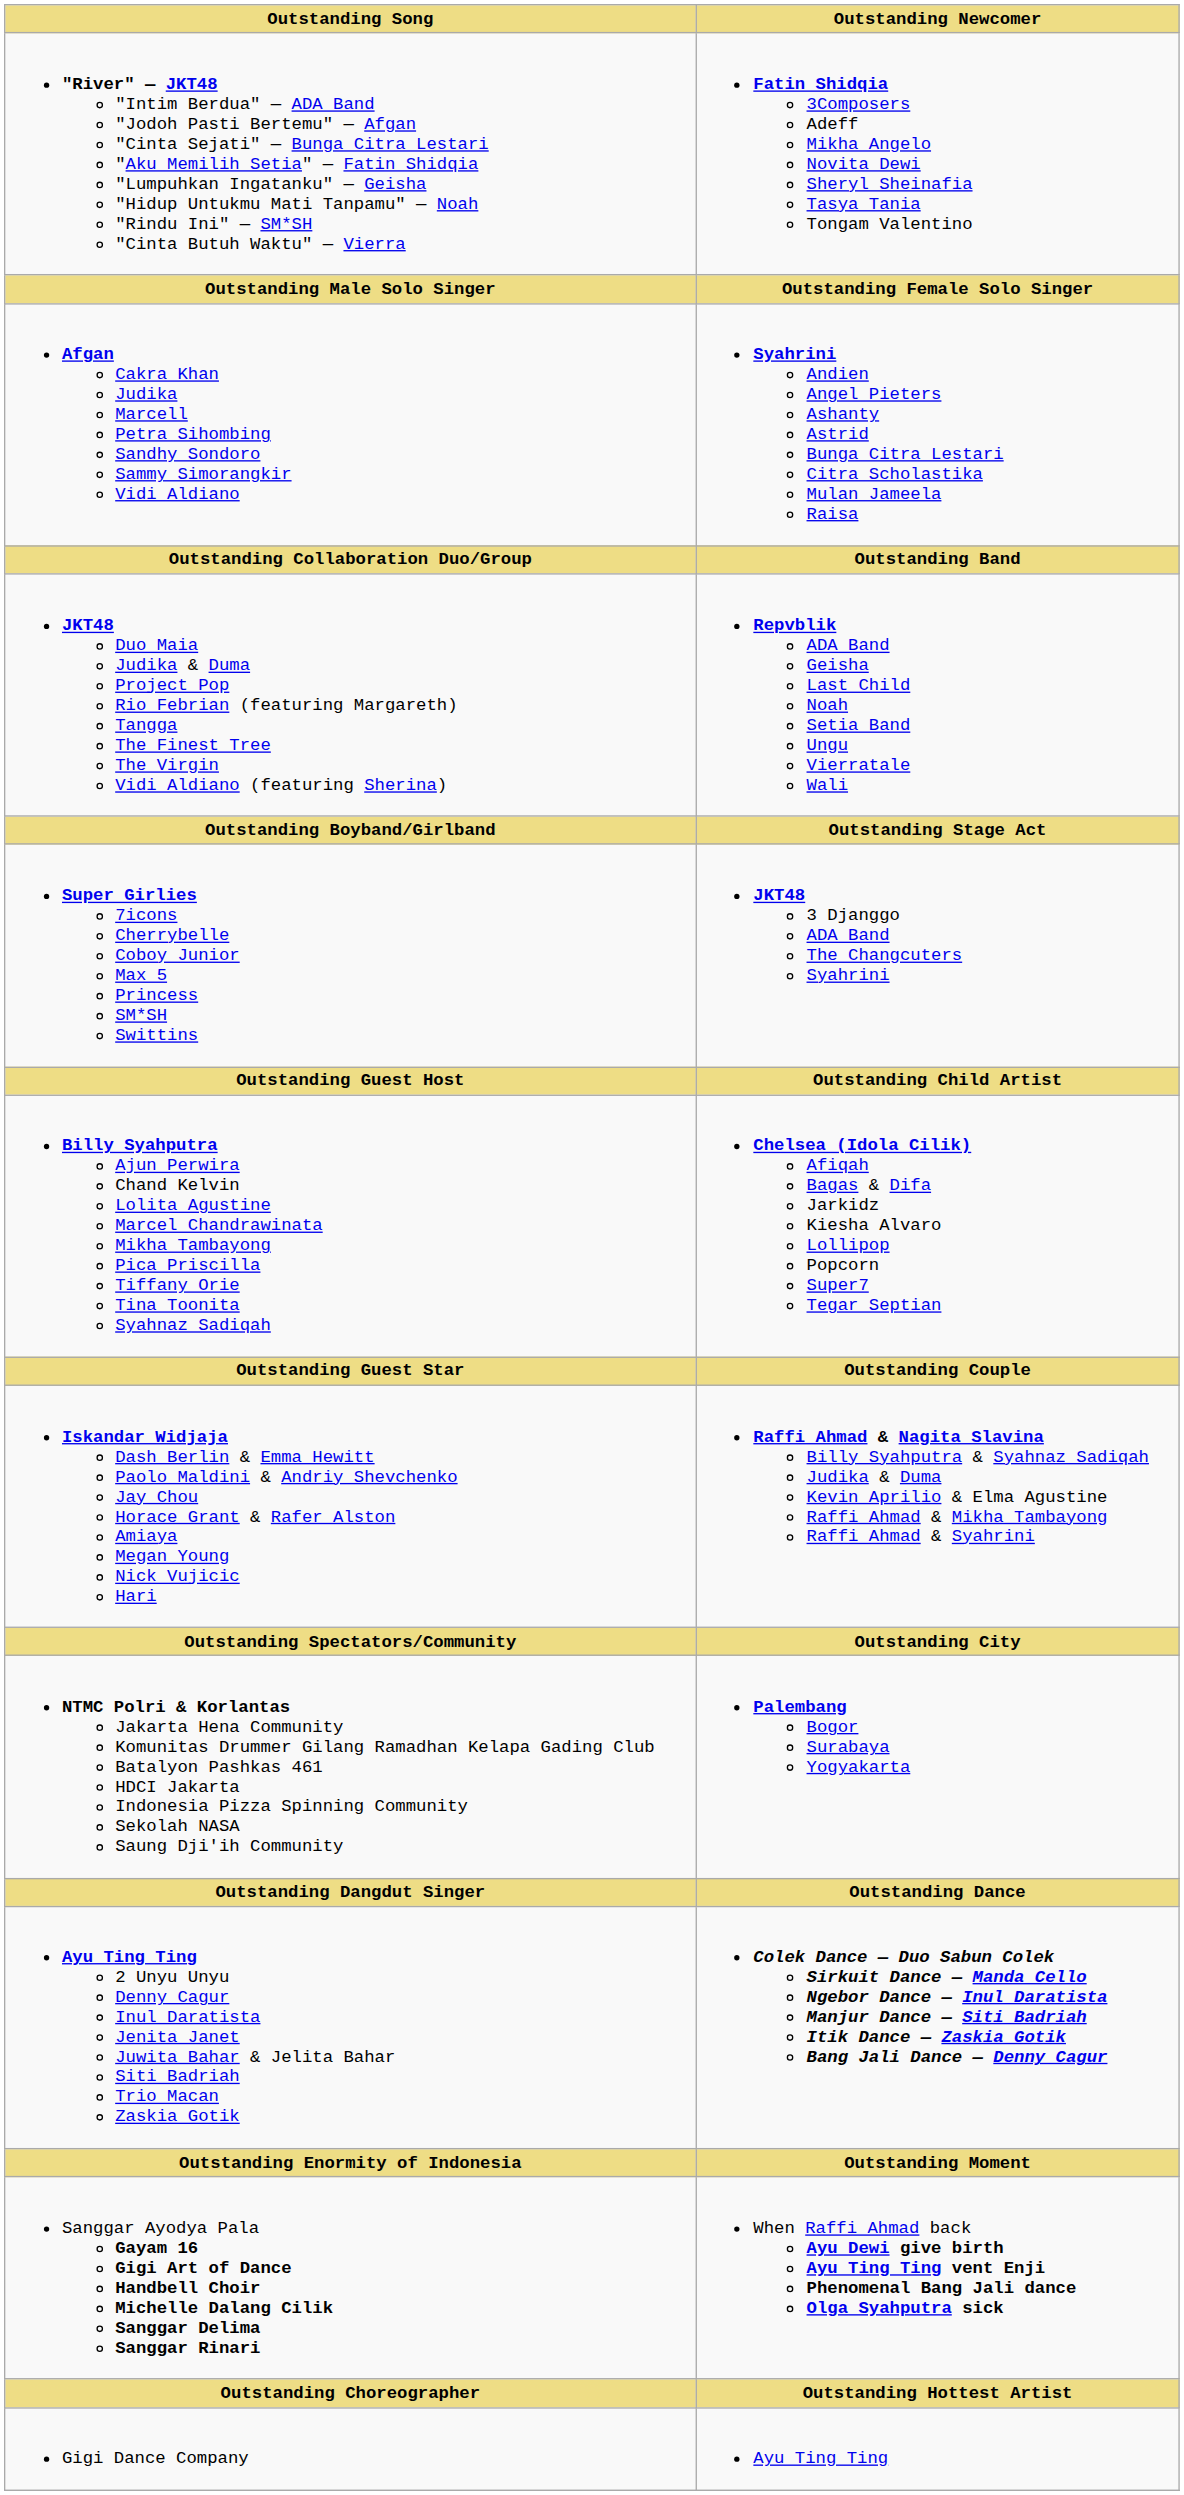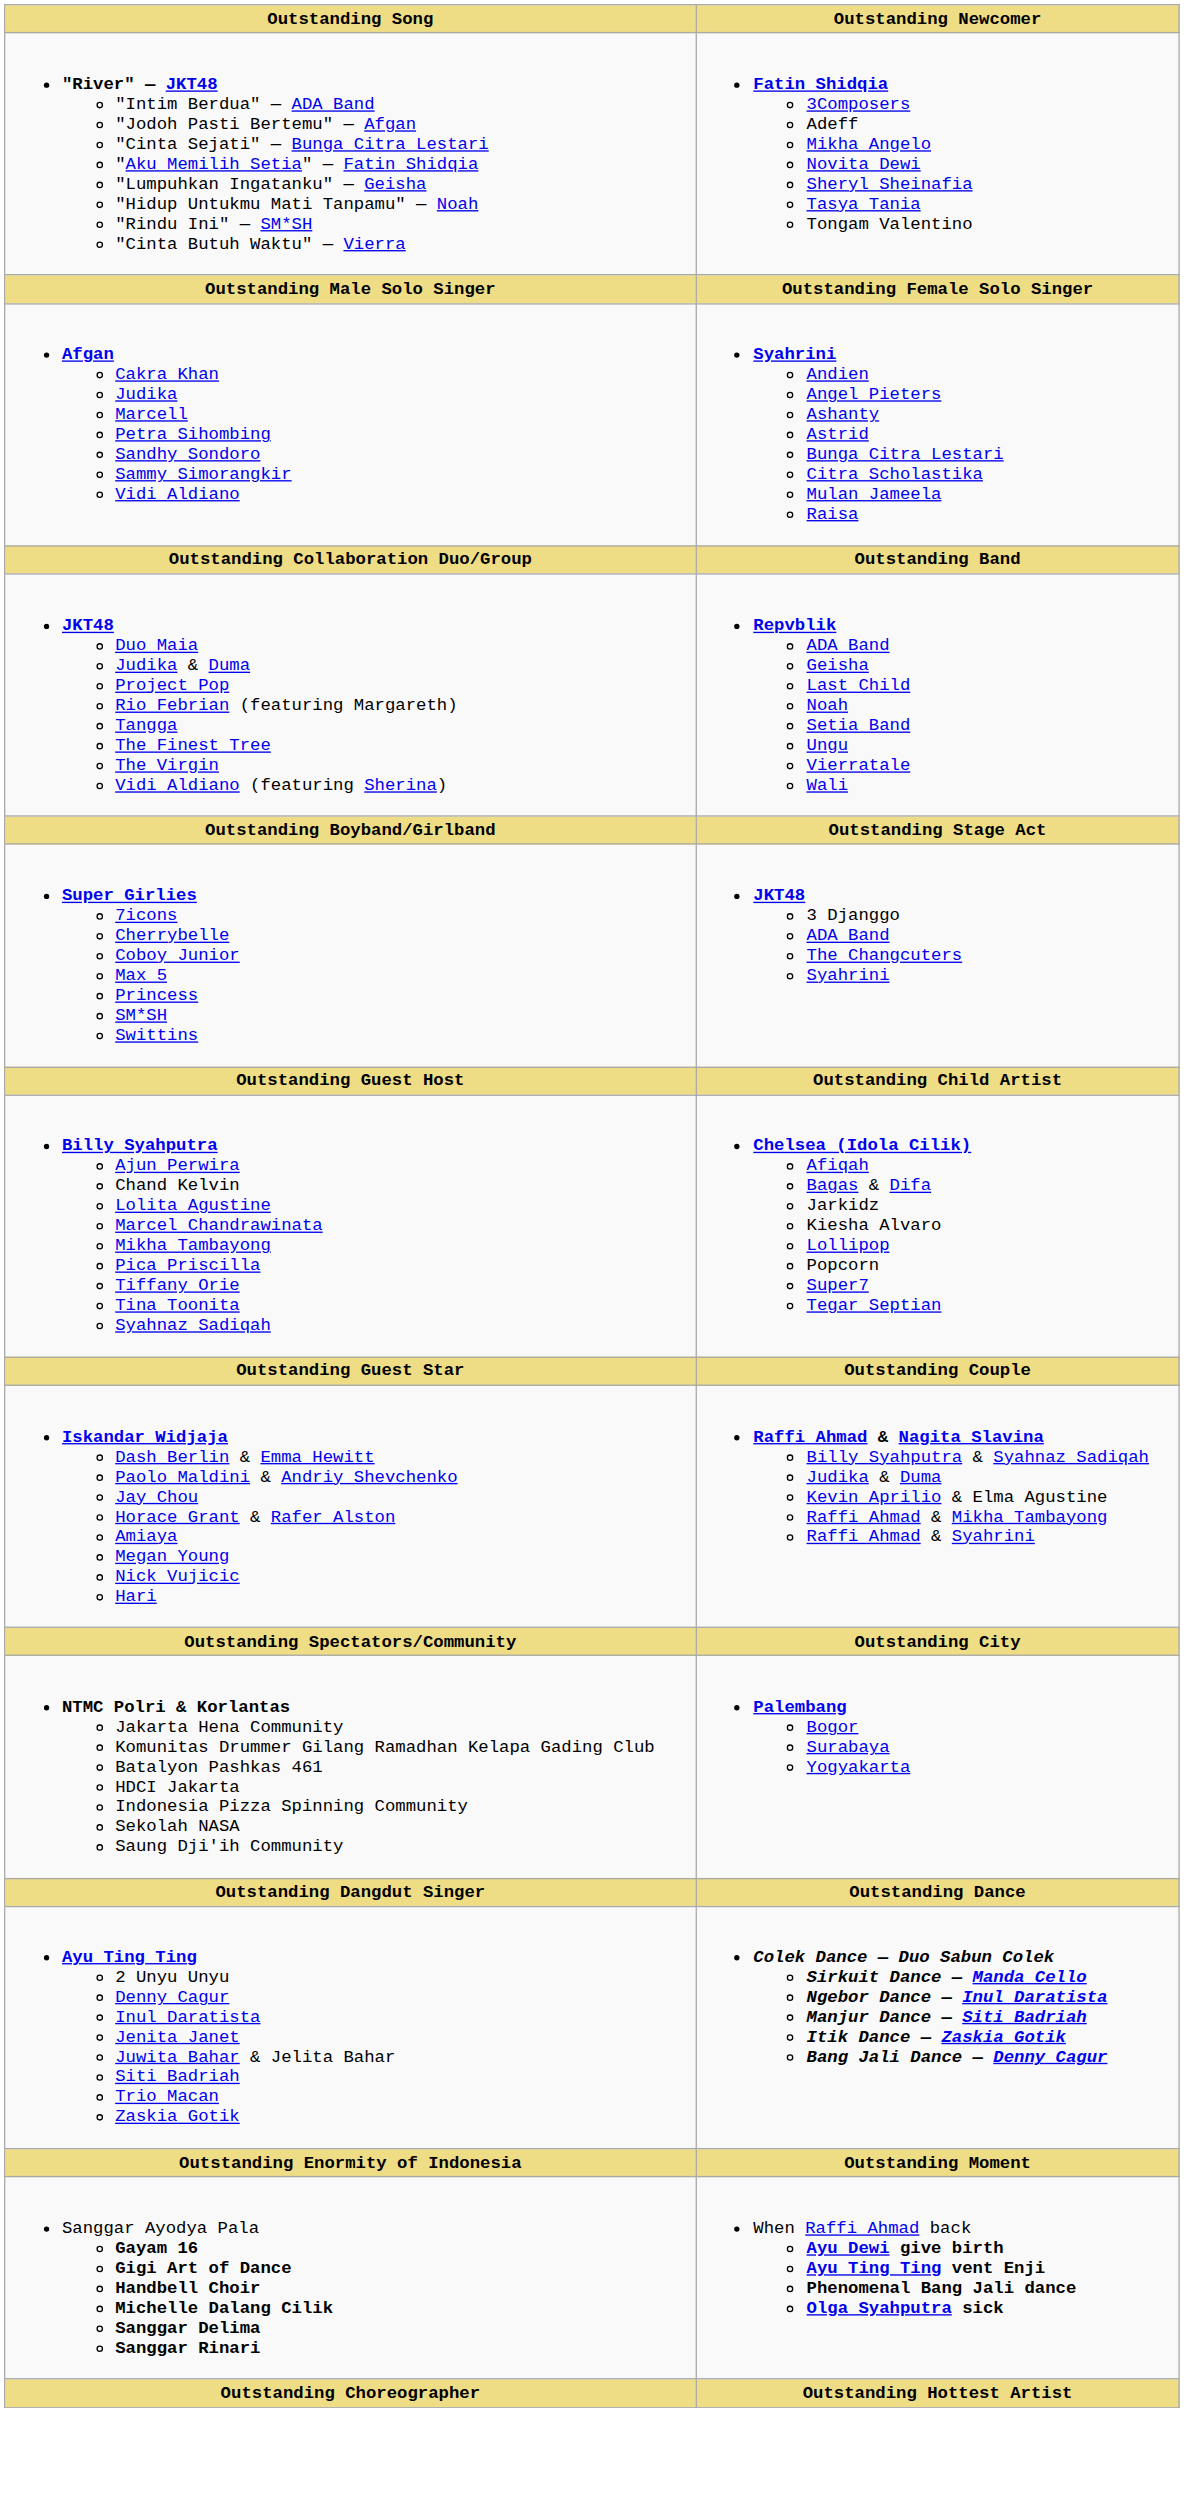- row: (350, 2459)
